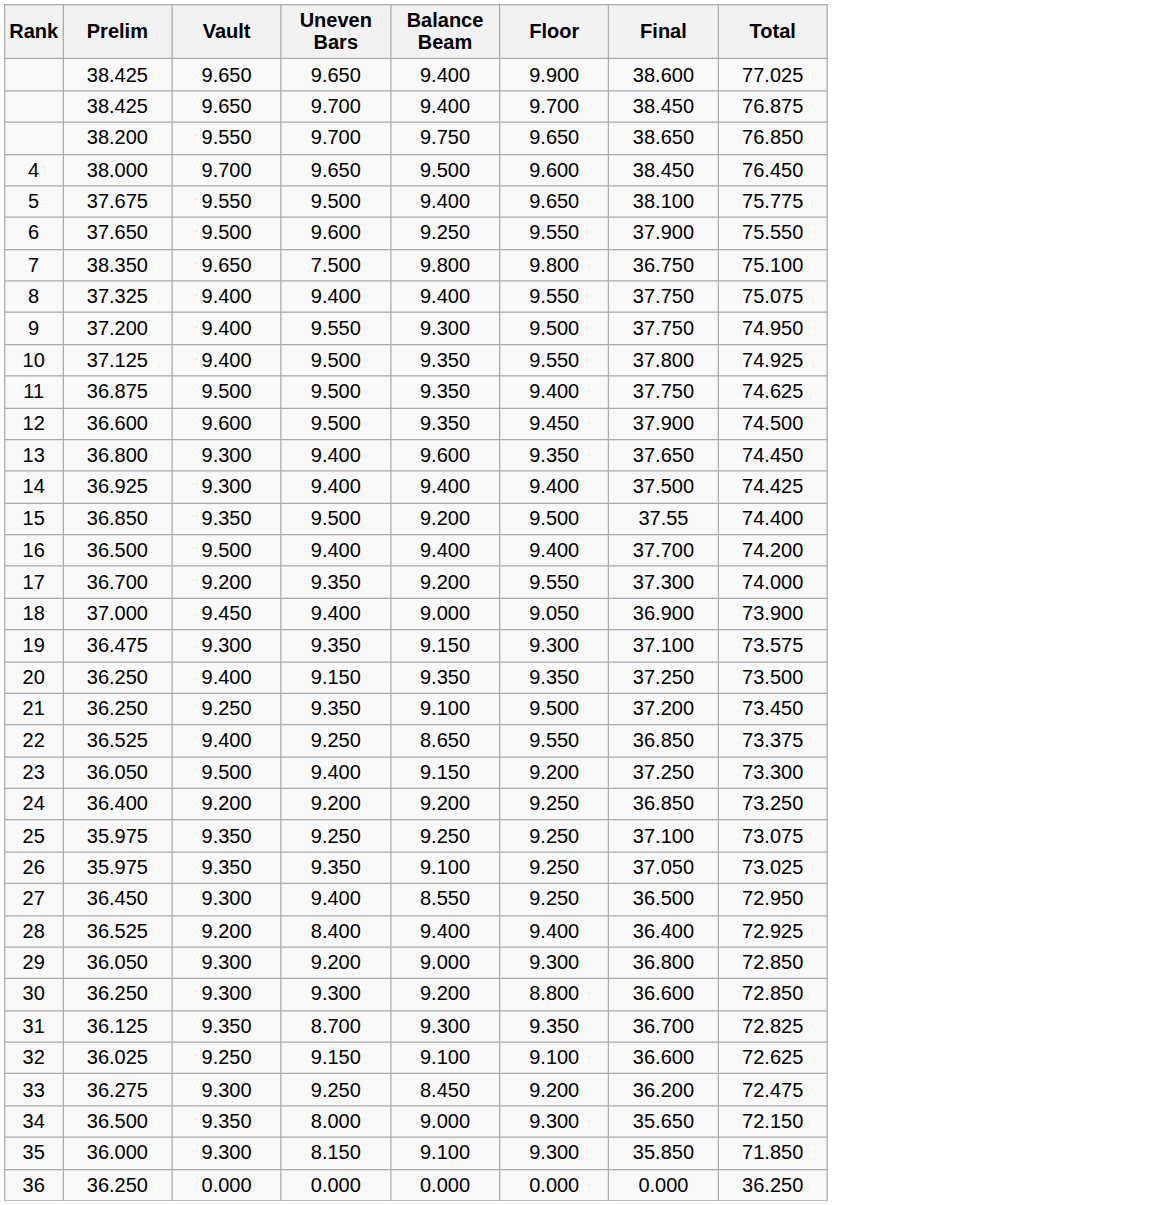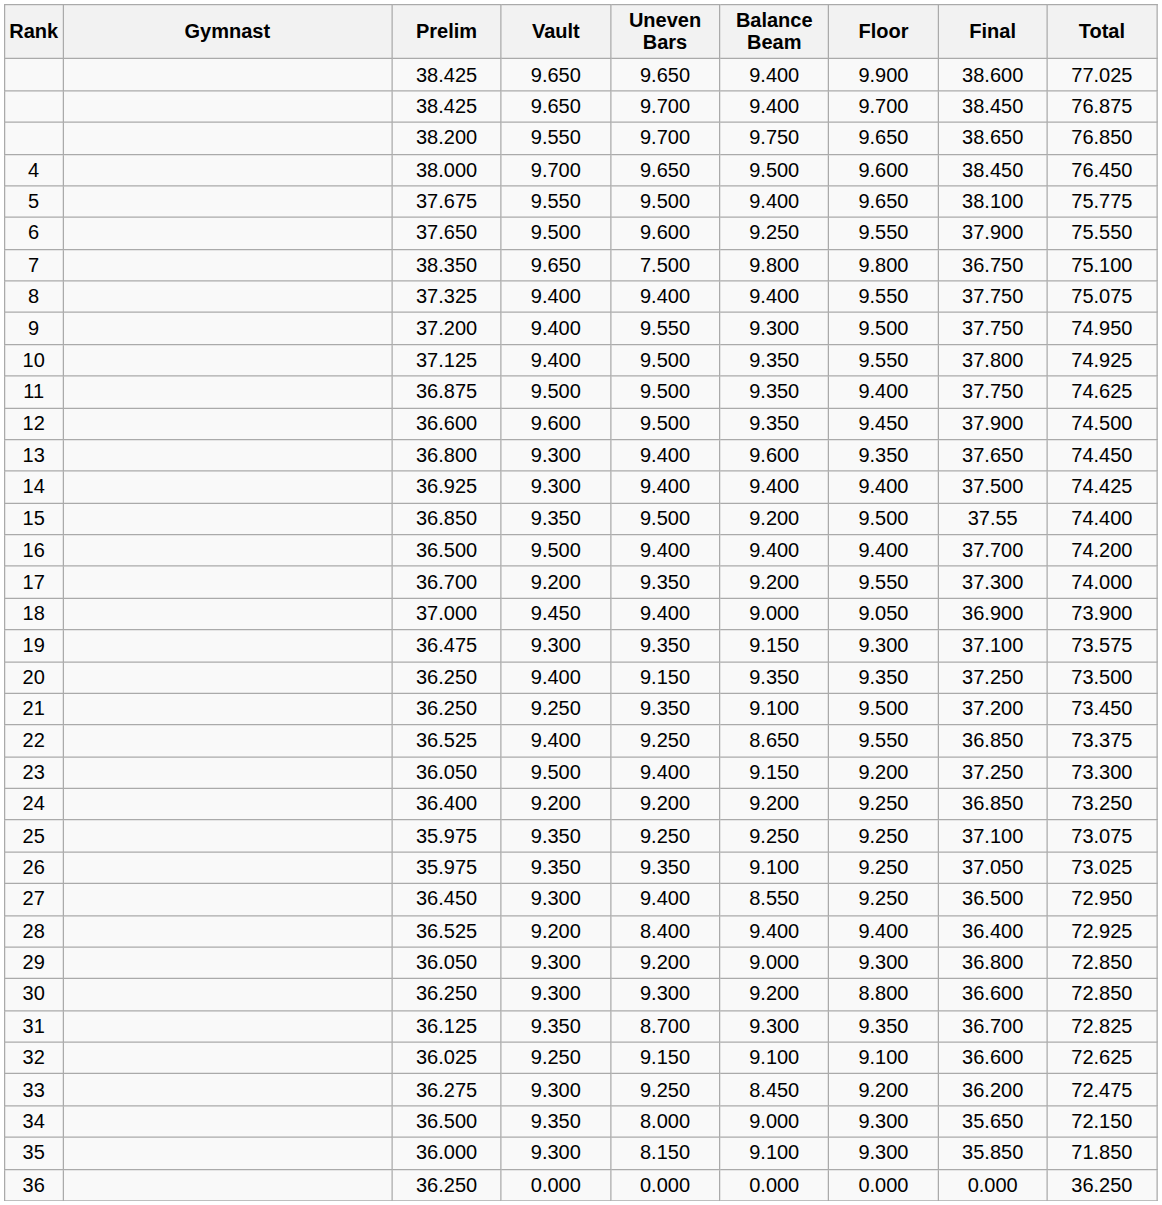+ column: (227, 31)
